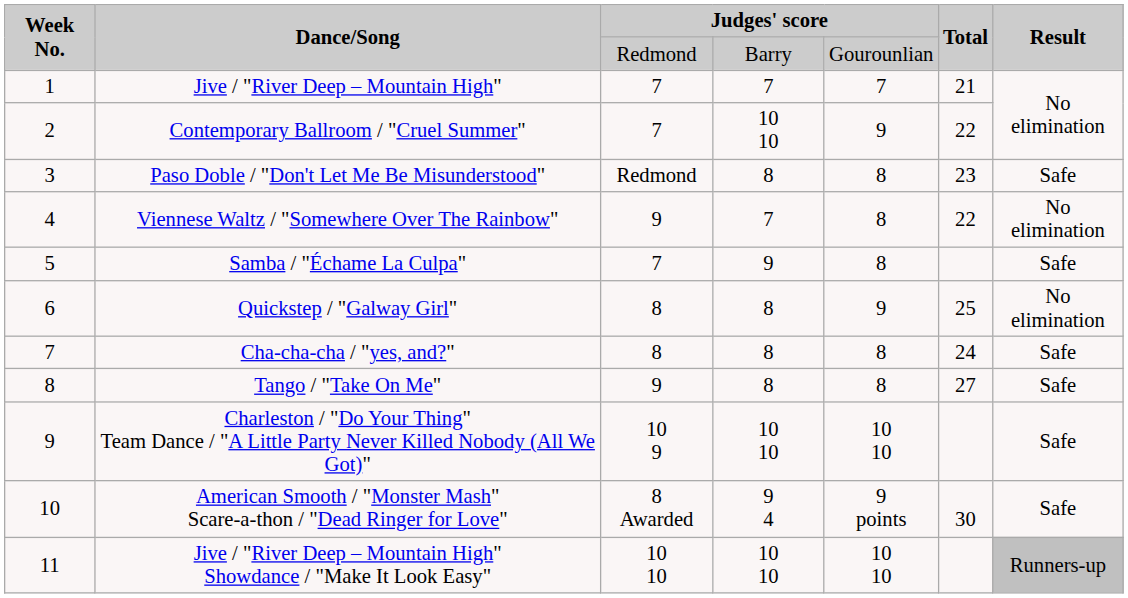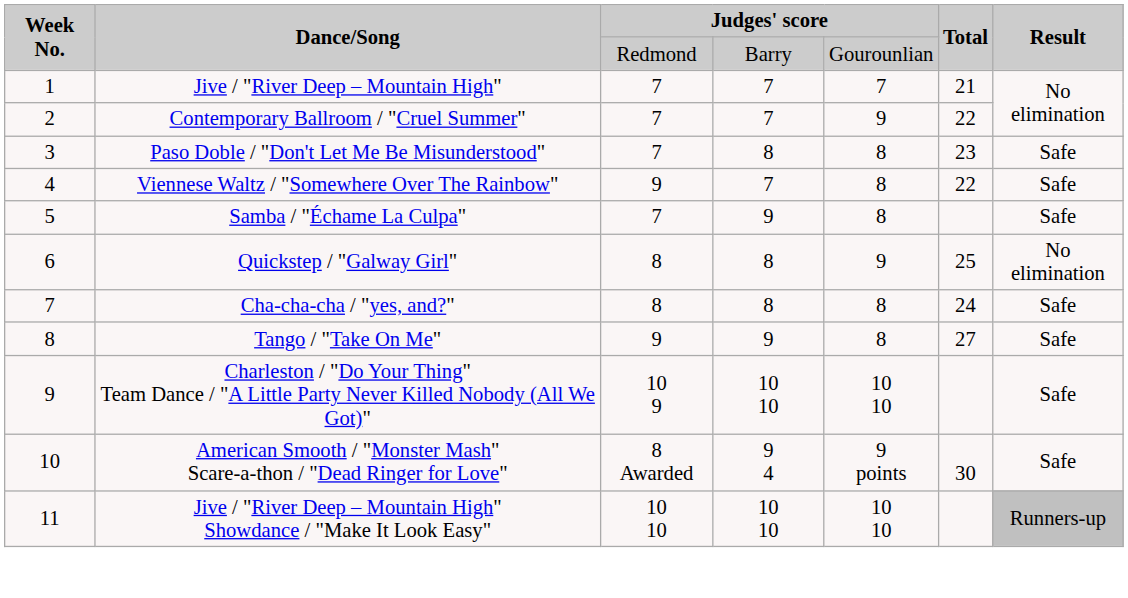(768, 130) 10 10 -> (768, 119) 7
(657, 175) Redmond -> (657, 151) 7
(1058, 219) No elimination -> (1058, 184) Safe
(768, 385) 8 -> (768, 338) 9
